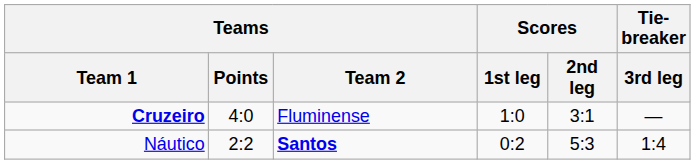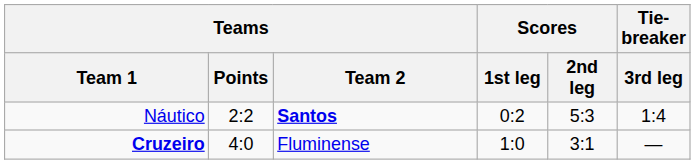rows swapped: (174, 144) <-> (168, 115)
